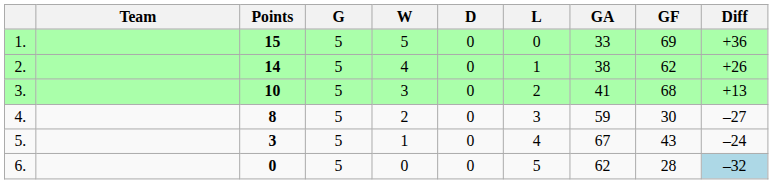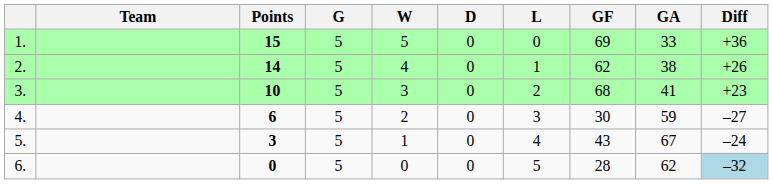columns swapped: (669, 16) <-> (603, 16)
(735, 91) +13 -> (735, 91) +23
(272, 116) 8 -> (272, 116) 6
